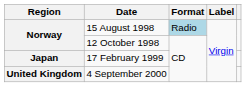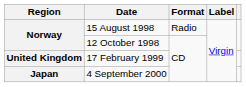(184, 27) lightblue background -> (184, 27) no background
(44, 58) Japan -> (44, 58) United Kingdom
(44, 74) United Kingdom -> (44, 74) Japan
